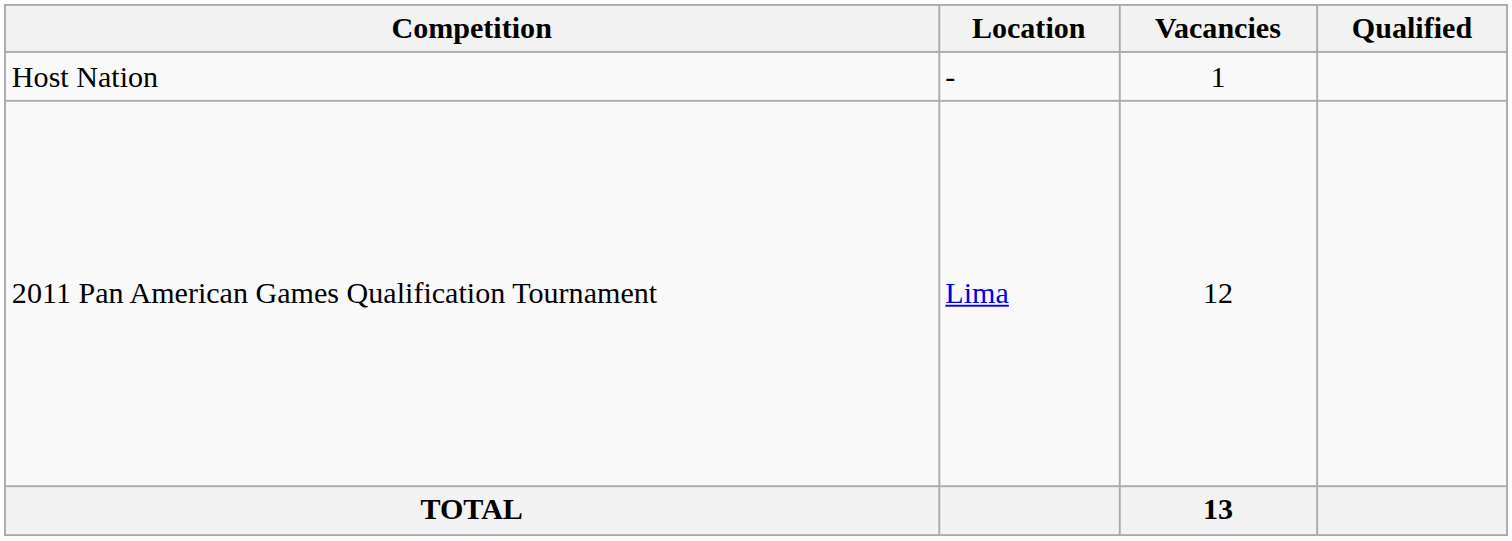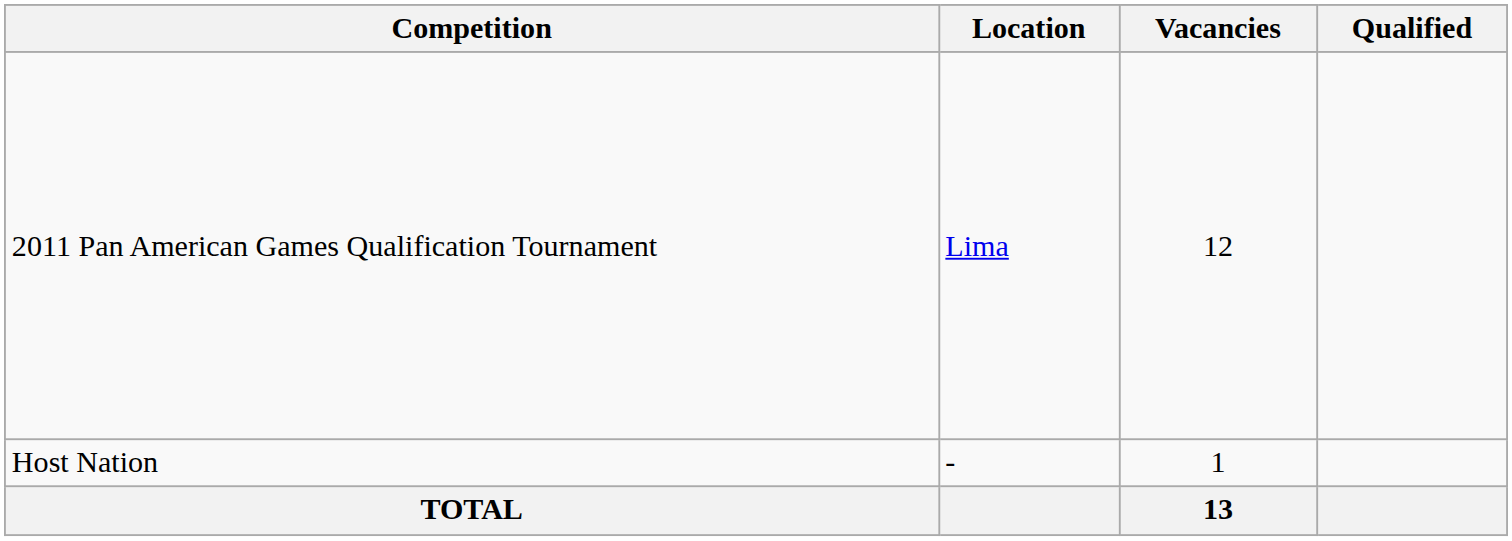rows swapped: (85, 76) <-> (335, 292)
